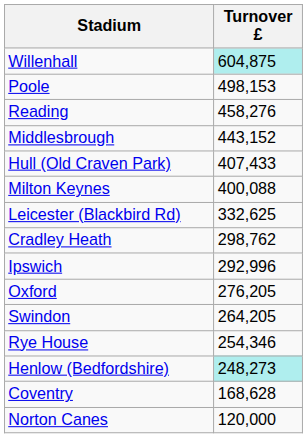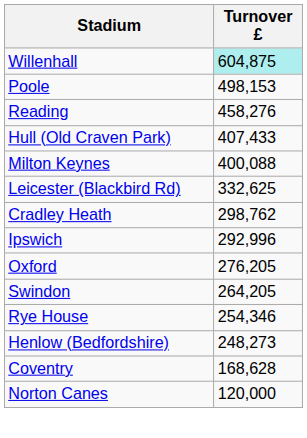- row: (61, 138)
(247, 368) paleturquoise background -> (247, 343) no background
